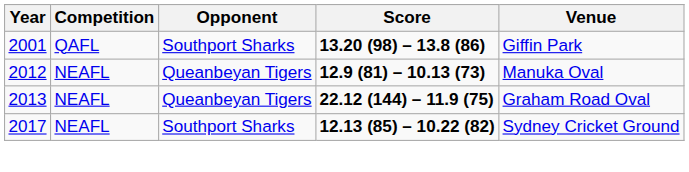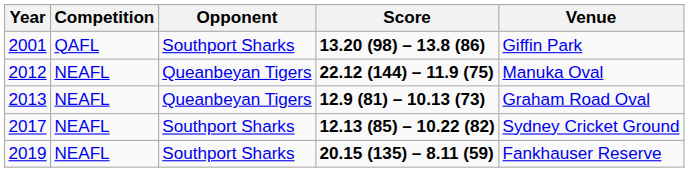(402, 72) 12.9 (81) – 10.13 (73) -> (407, 72) 22.12 (144) – 11.9 (75)
(407, 99) 22.12 (144) – 11.9 (75) -> (402, 99) 12.9 (81) – 10.13 (73)
+ row: (28, 153)
